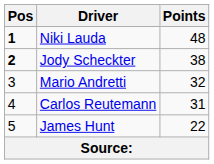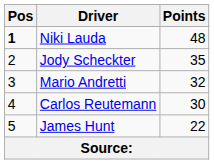(12, 60) bold -> (12, 60) normal
(198, 60) 38 -> (198, 60) 35
(198, 104) 31 -> (198, 104) 30
